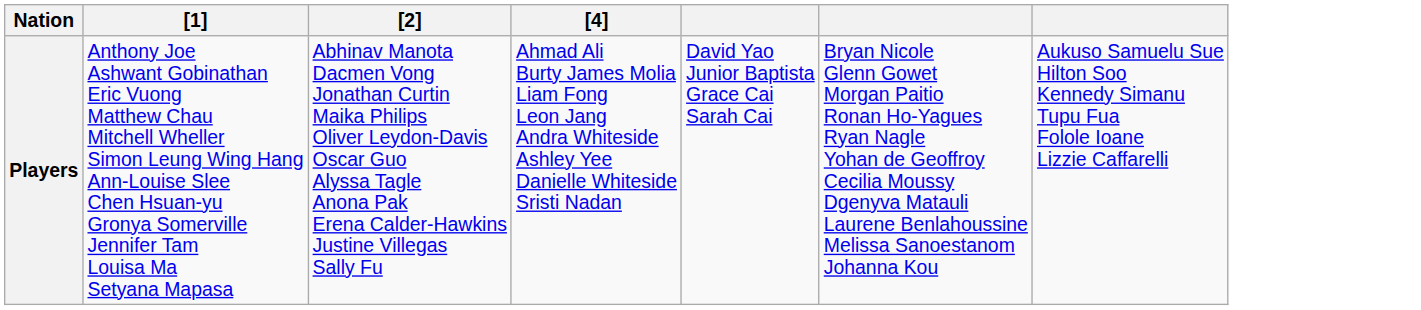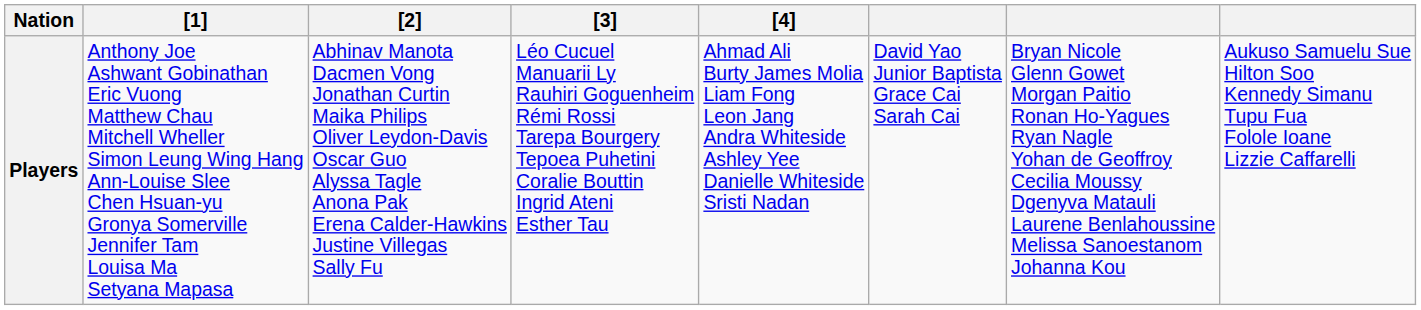+ column: (605, 20)
